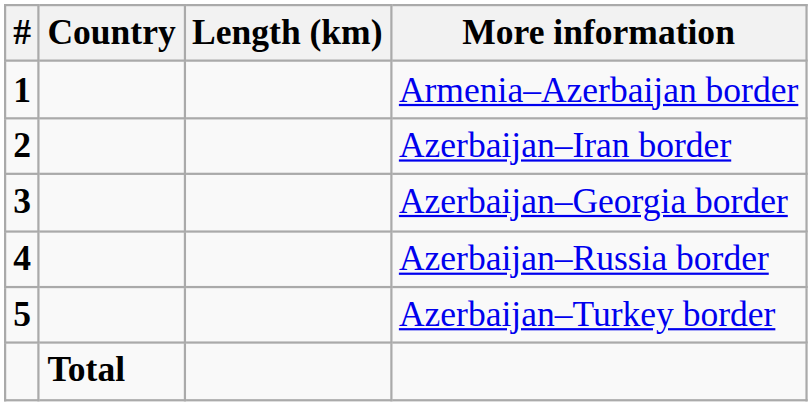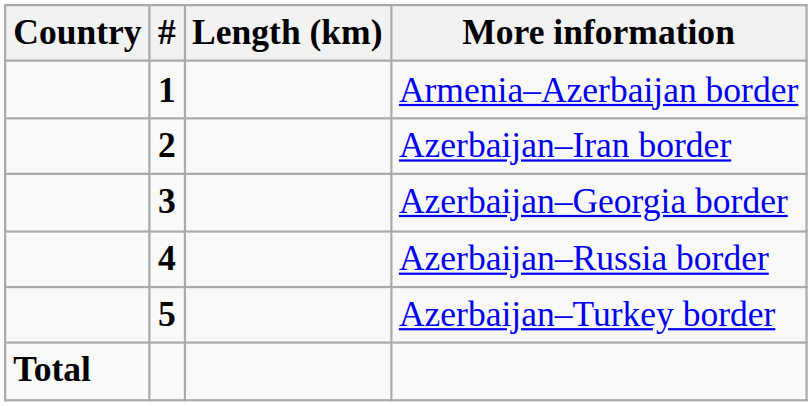columns swapped: (22, 32) <-> (112, 32)
